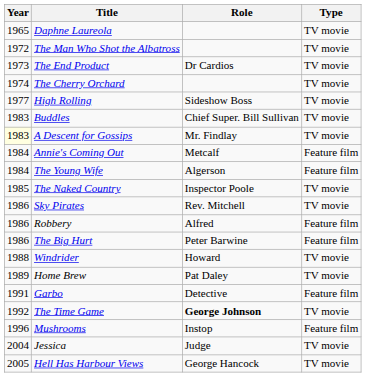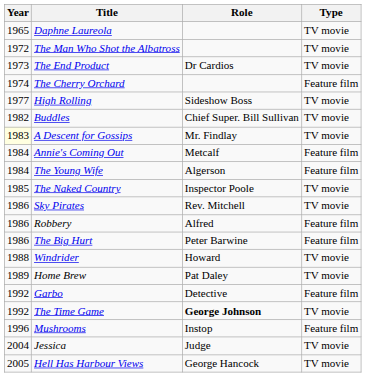(326, 83) TV movie -> (331, 83) Feature film
(18, 118) 1983 -> (18, 118) 1982
(18, 293) 1991 -> (18, 293) 1992
